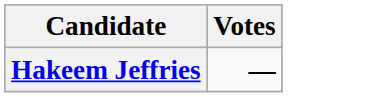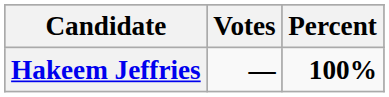+ column: (333, 26)
